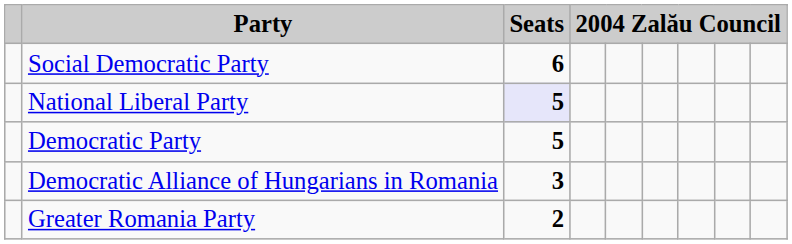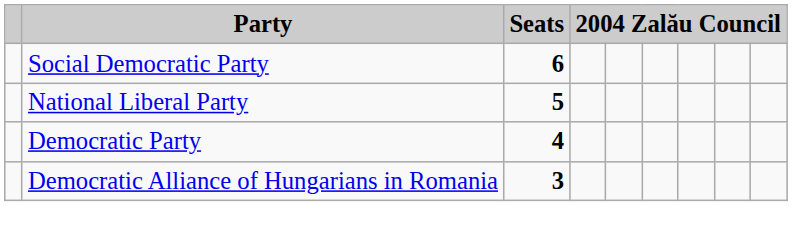(558, 102) lavender background -> (558, 102) no background
(558, 141) 5 -> (558, 141) 4
- row: (142, 219)
